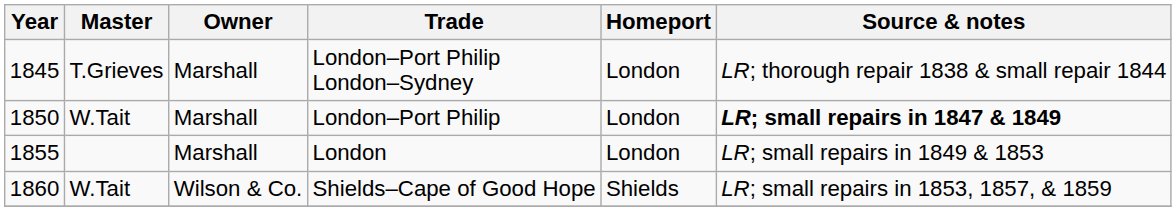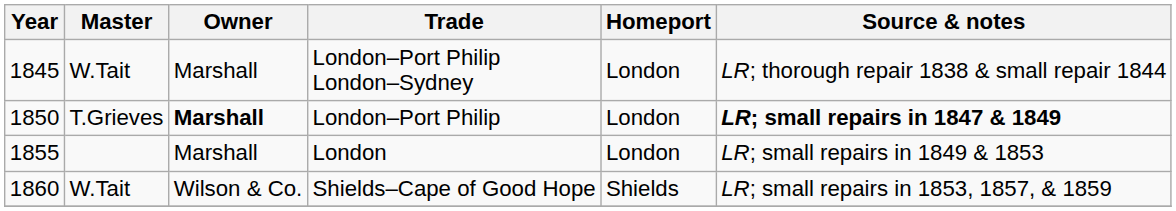(117, 69) T.Grieves -> (100, 69) W.Tait
(100, 117) W.Tait -> (117, 117) T.Grieves
(216, 117) normal -> (219, 117) bold
